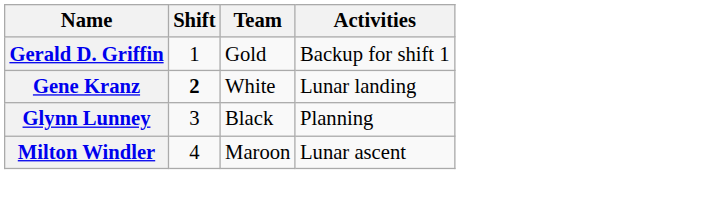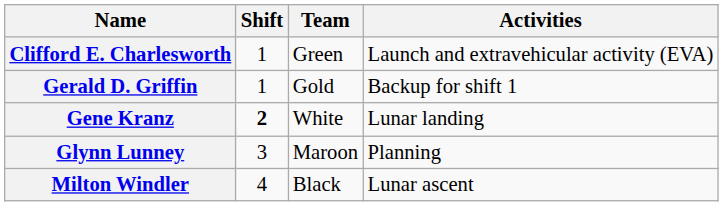+ row: (120, 53)
(249, 119) Black -> (325, 151) Maroon
(258, 151) Maroon -> (317, 184) Black
